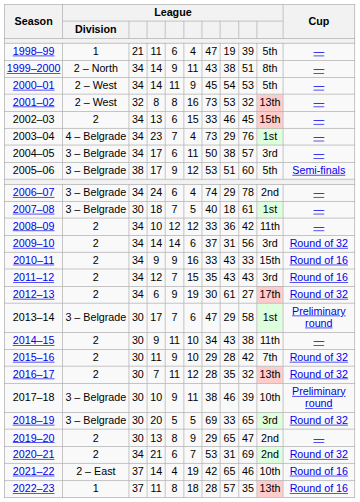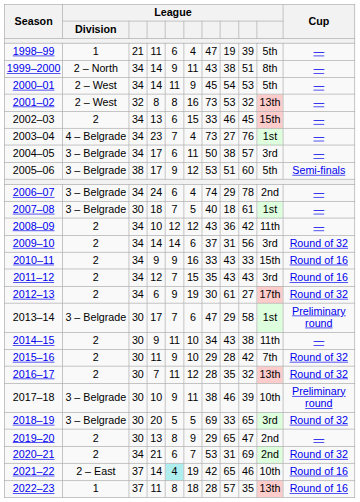(230, 136) 29 -> (230, 136) 27
(211, 226) 33 -> (211, 226) 43
(175, 472) no background -> (175, 472) paleturquoise background
